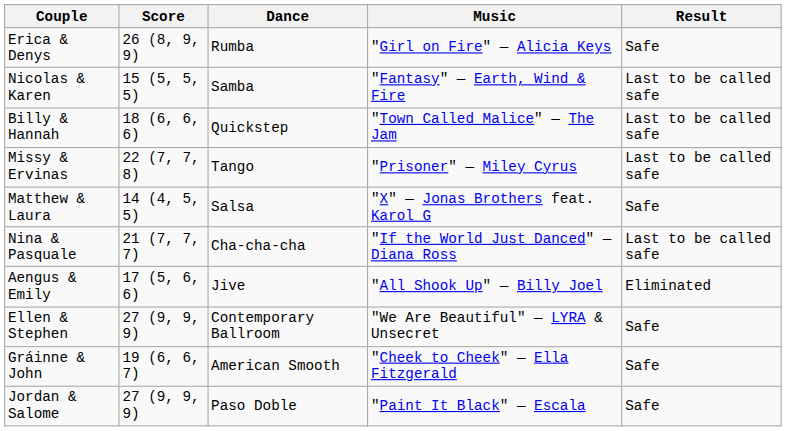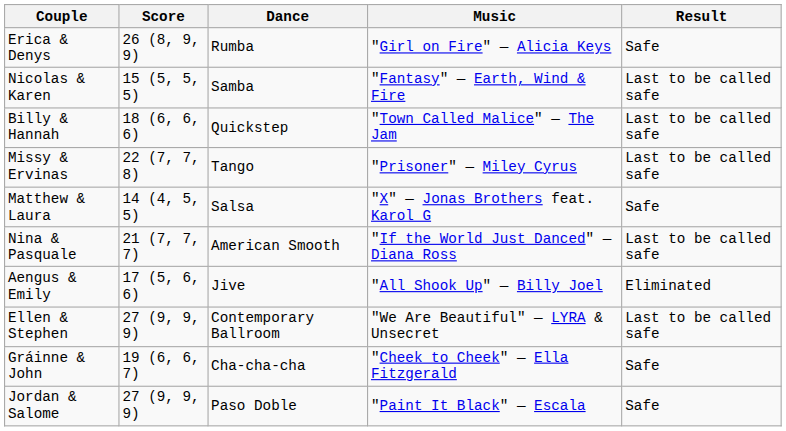(258, 247) Cha-cha-cha -> (275, 247) American Smooth
(642, 326) Safe -> (698, 326) Last to be called safe
(275, 366) American Smooth -> (258, 366) Cha-cha-cha
